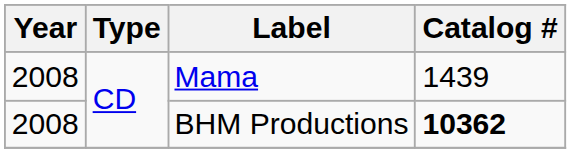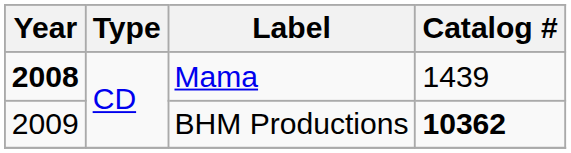(45, 76) normal -> (45, 76) bold
(45, 123) 2008 -> (45, 123) 2009
